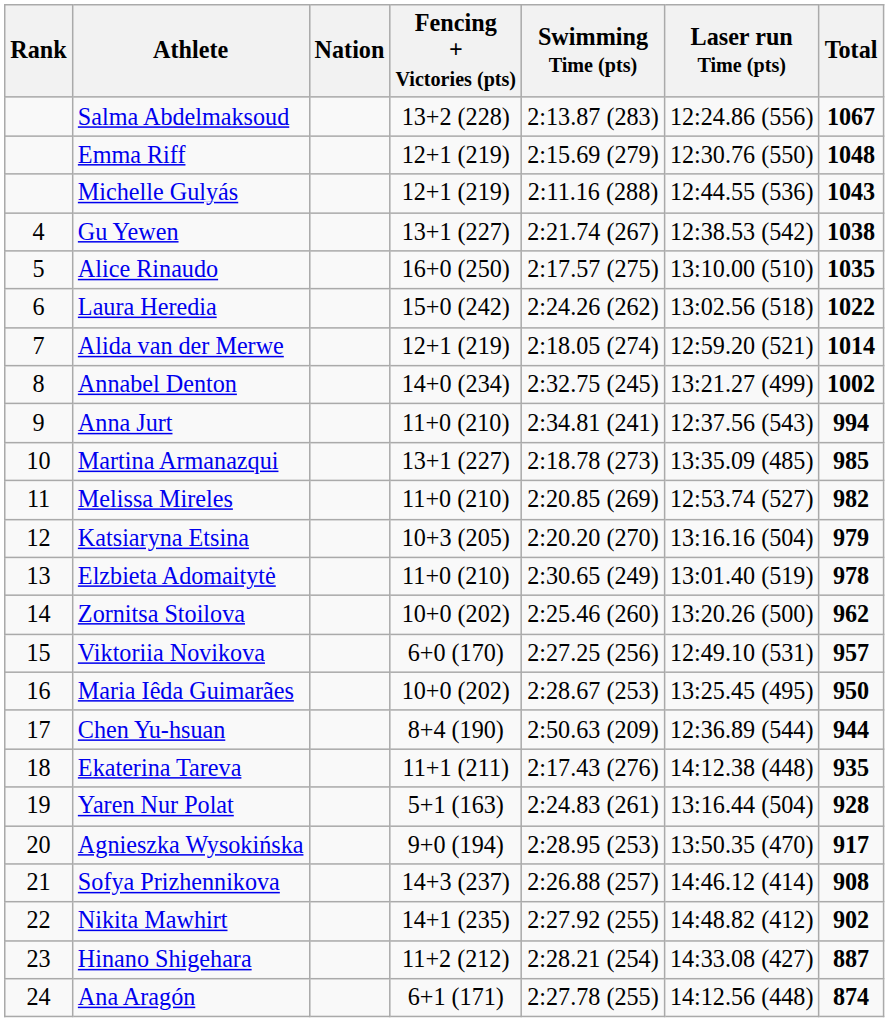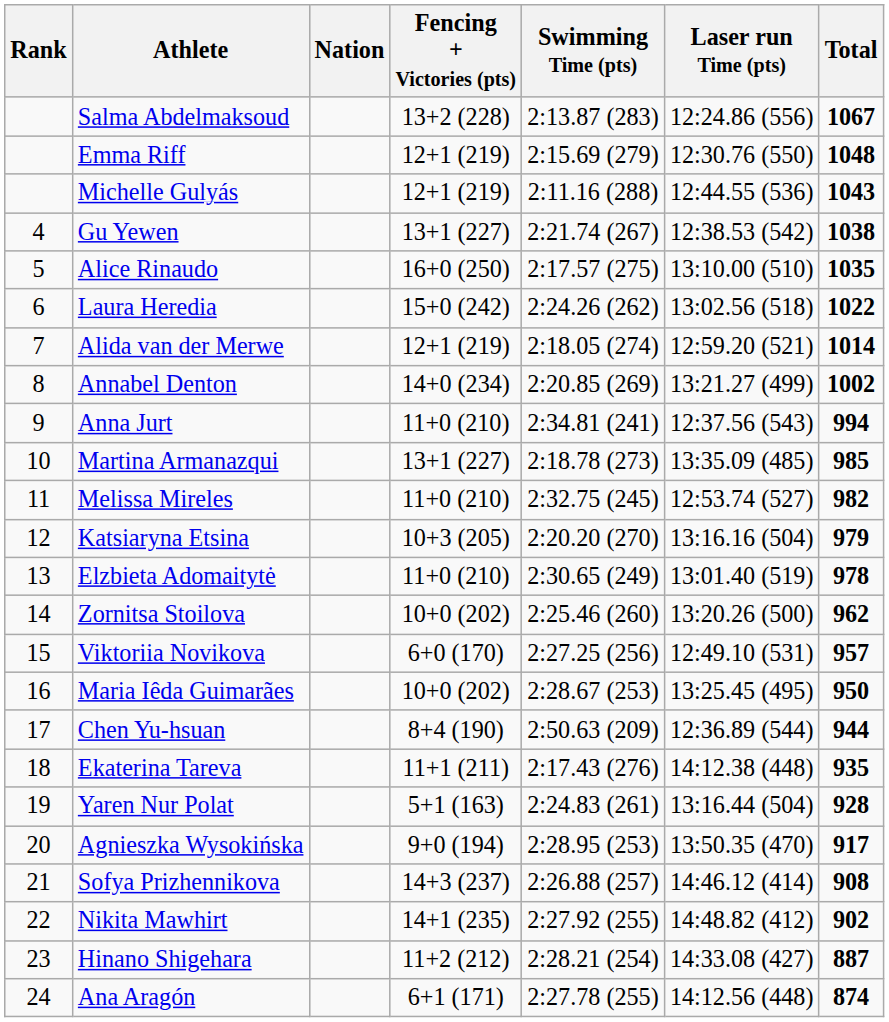(593, 384) 2:32.75 (245) -> (593, 384) 2:20.85 (269)
(593, 499) 2:20.85 (269) -> (593, 499) 2:32.75 (245)
